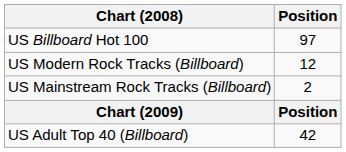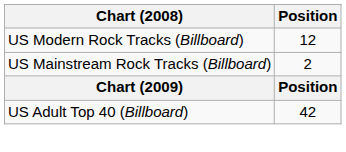- row: (78, 40)
